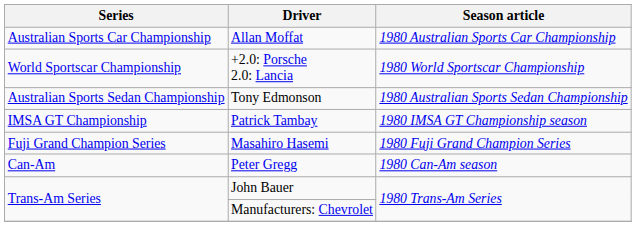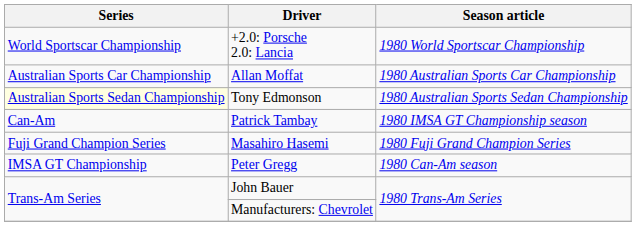rows swapped: (269, 68) <-> (267, 37)
(116, 98) no background -> (116, 98) lightyellow background
(77, 120) IMSA GT Championship -> (31, 120) Can-Am
(31, 165) Can-Am -> (77, 165) IMSA GT Championship
